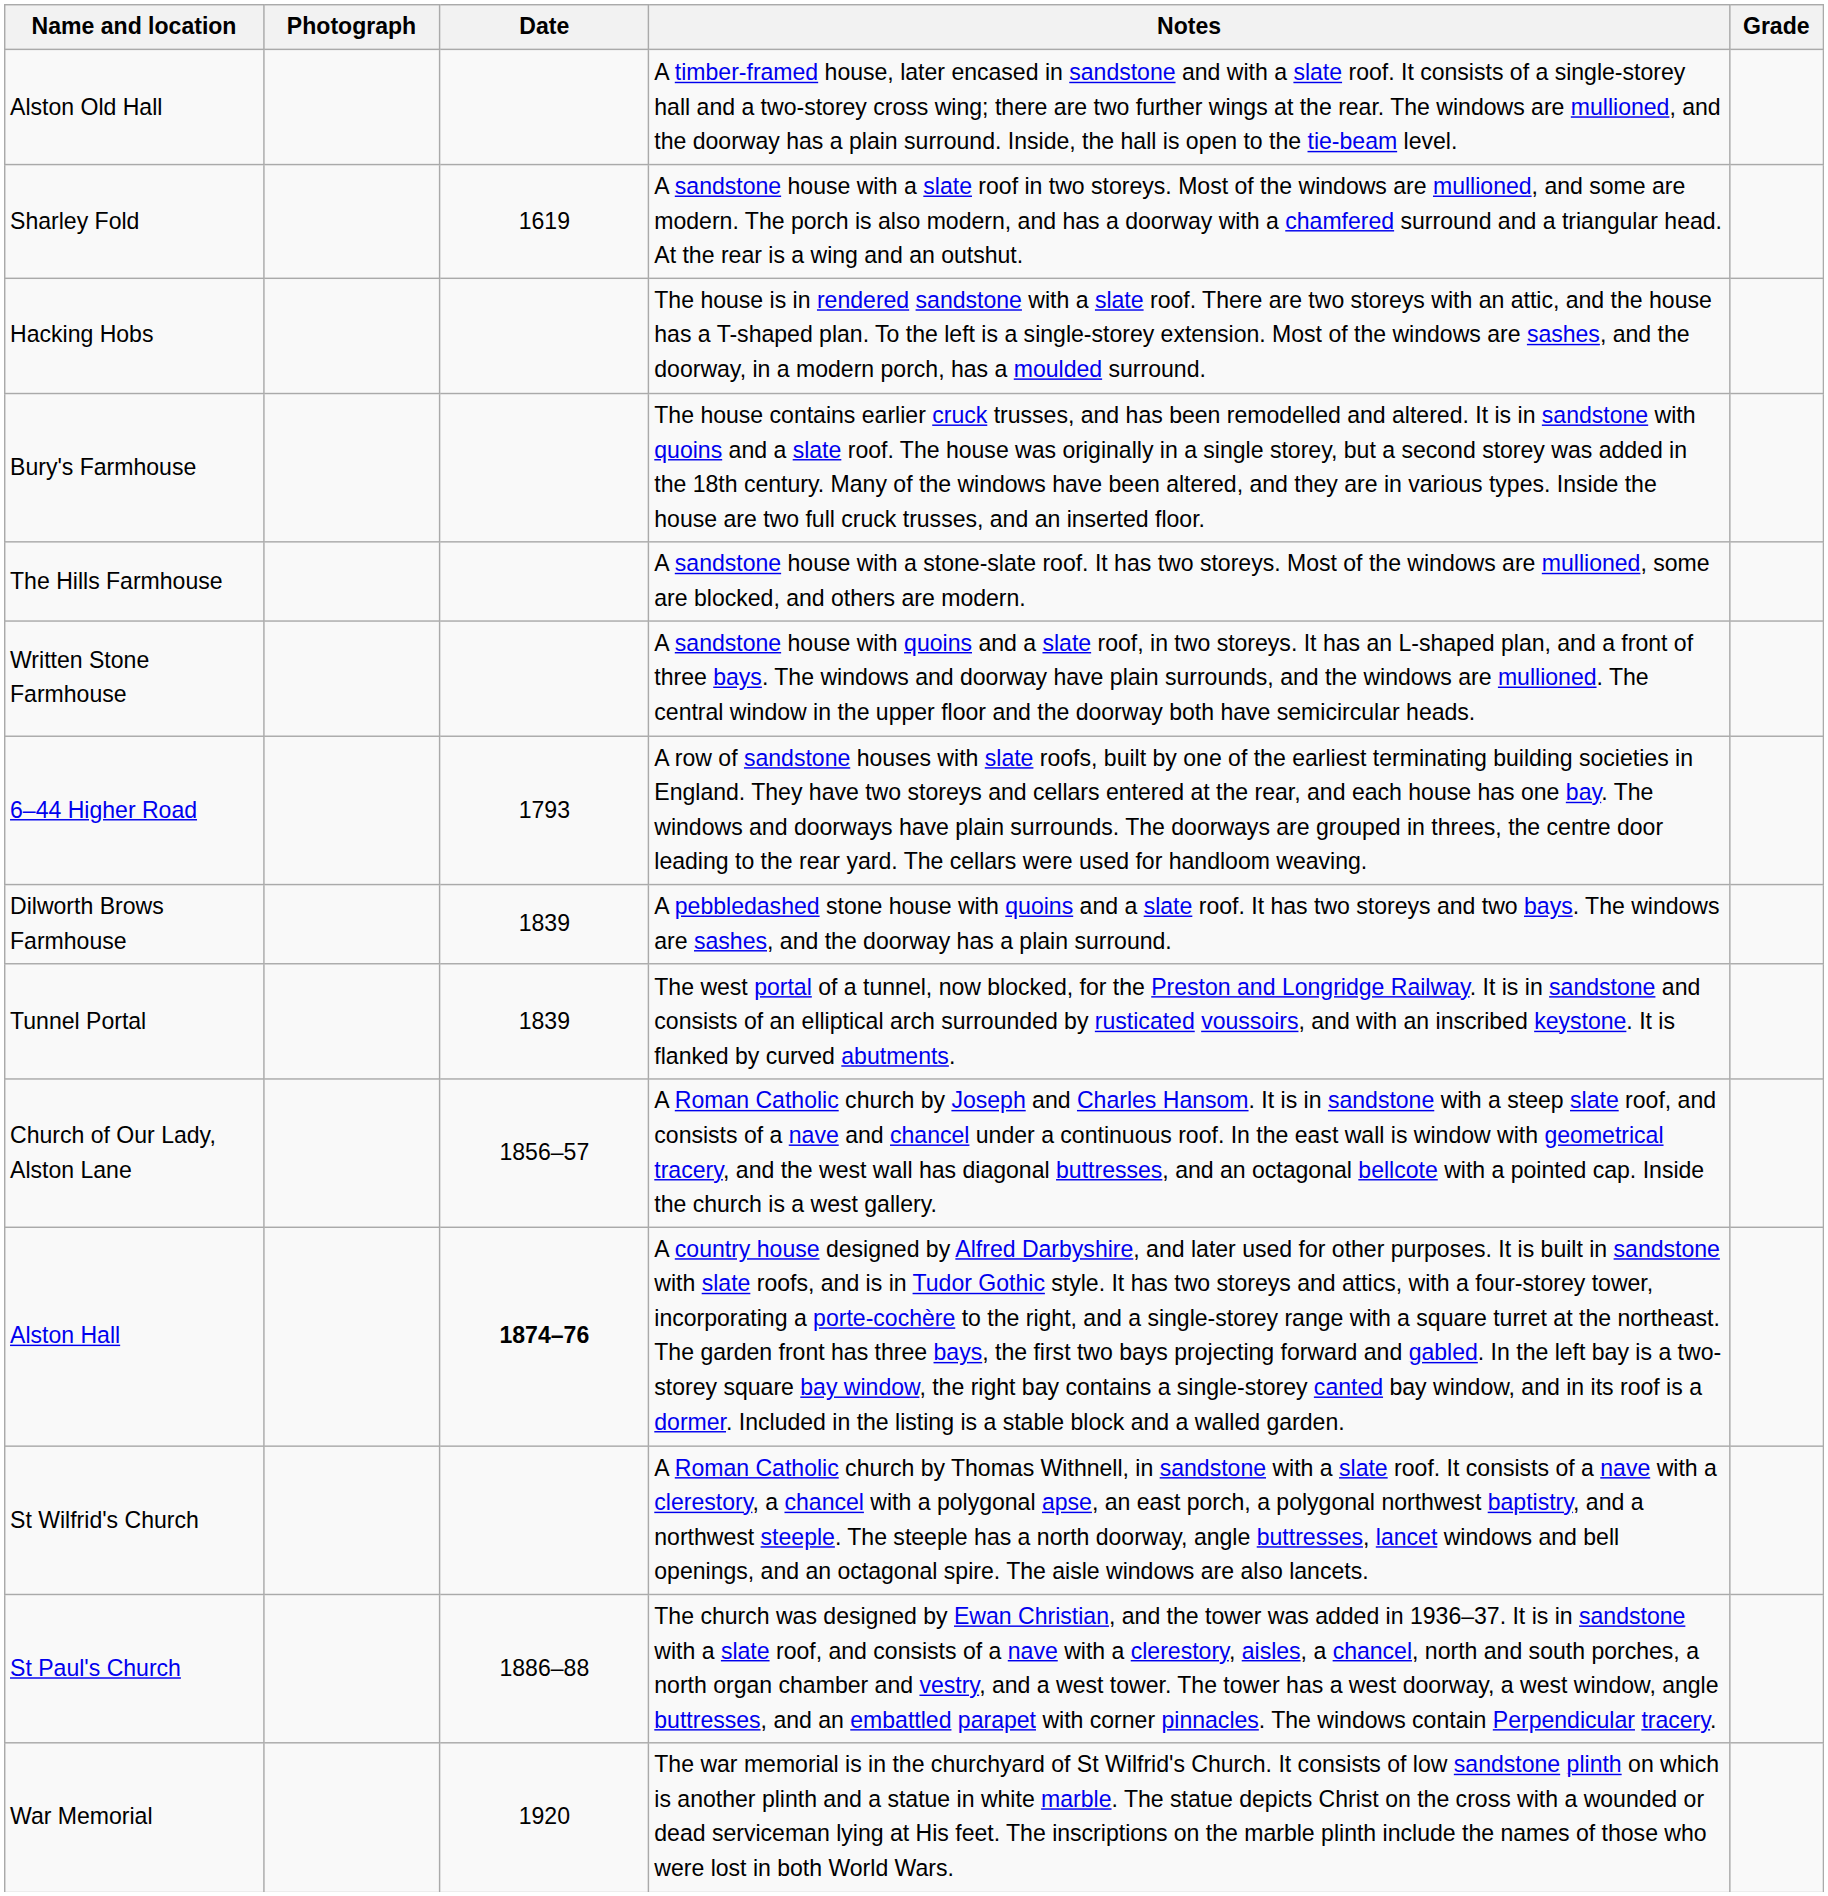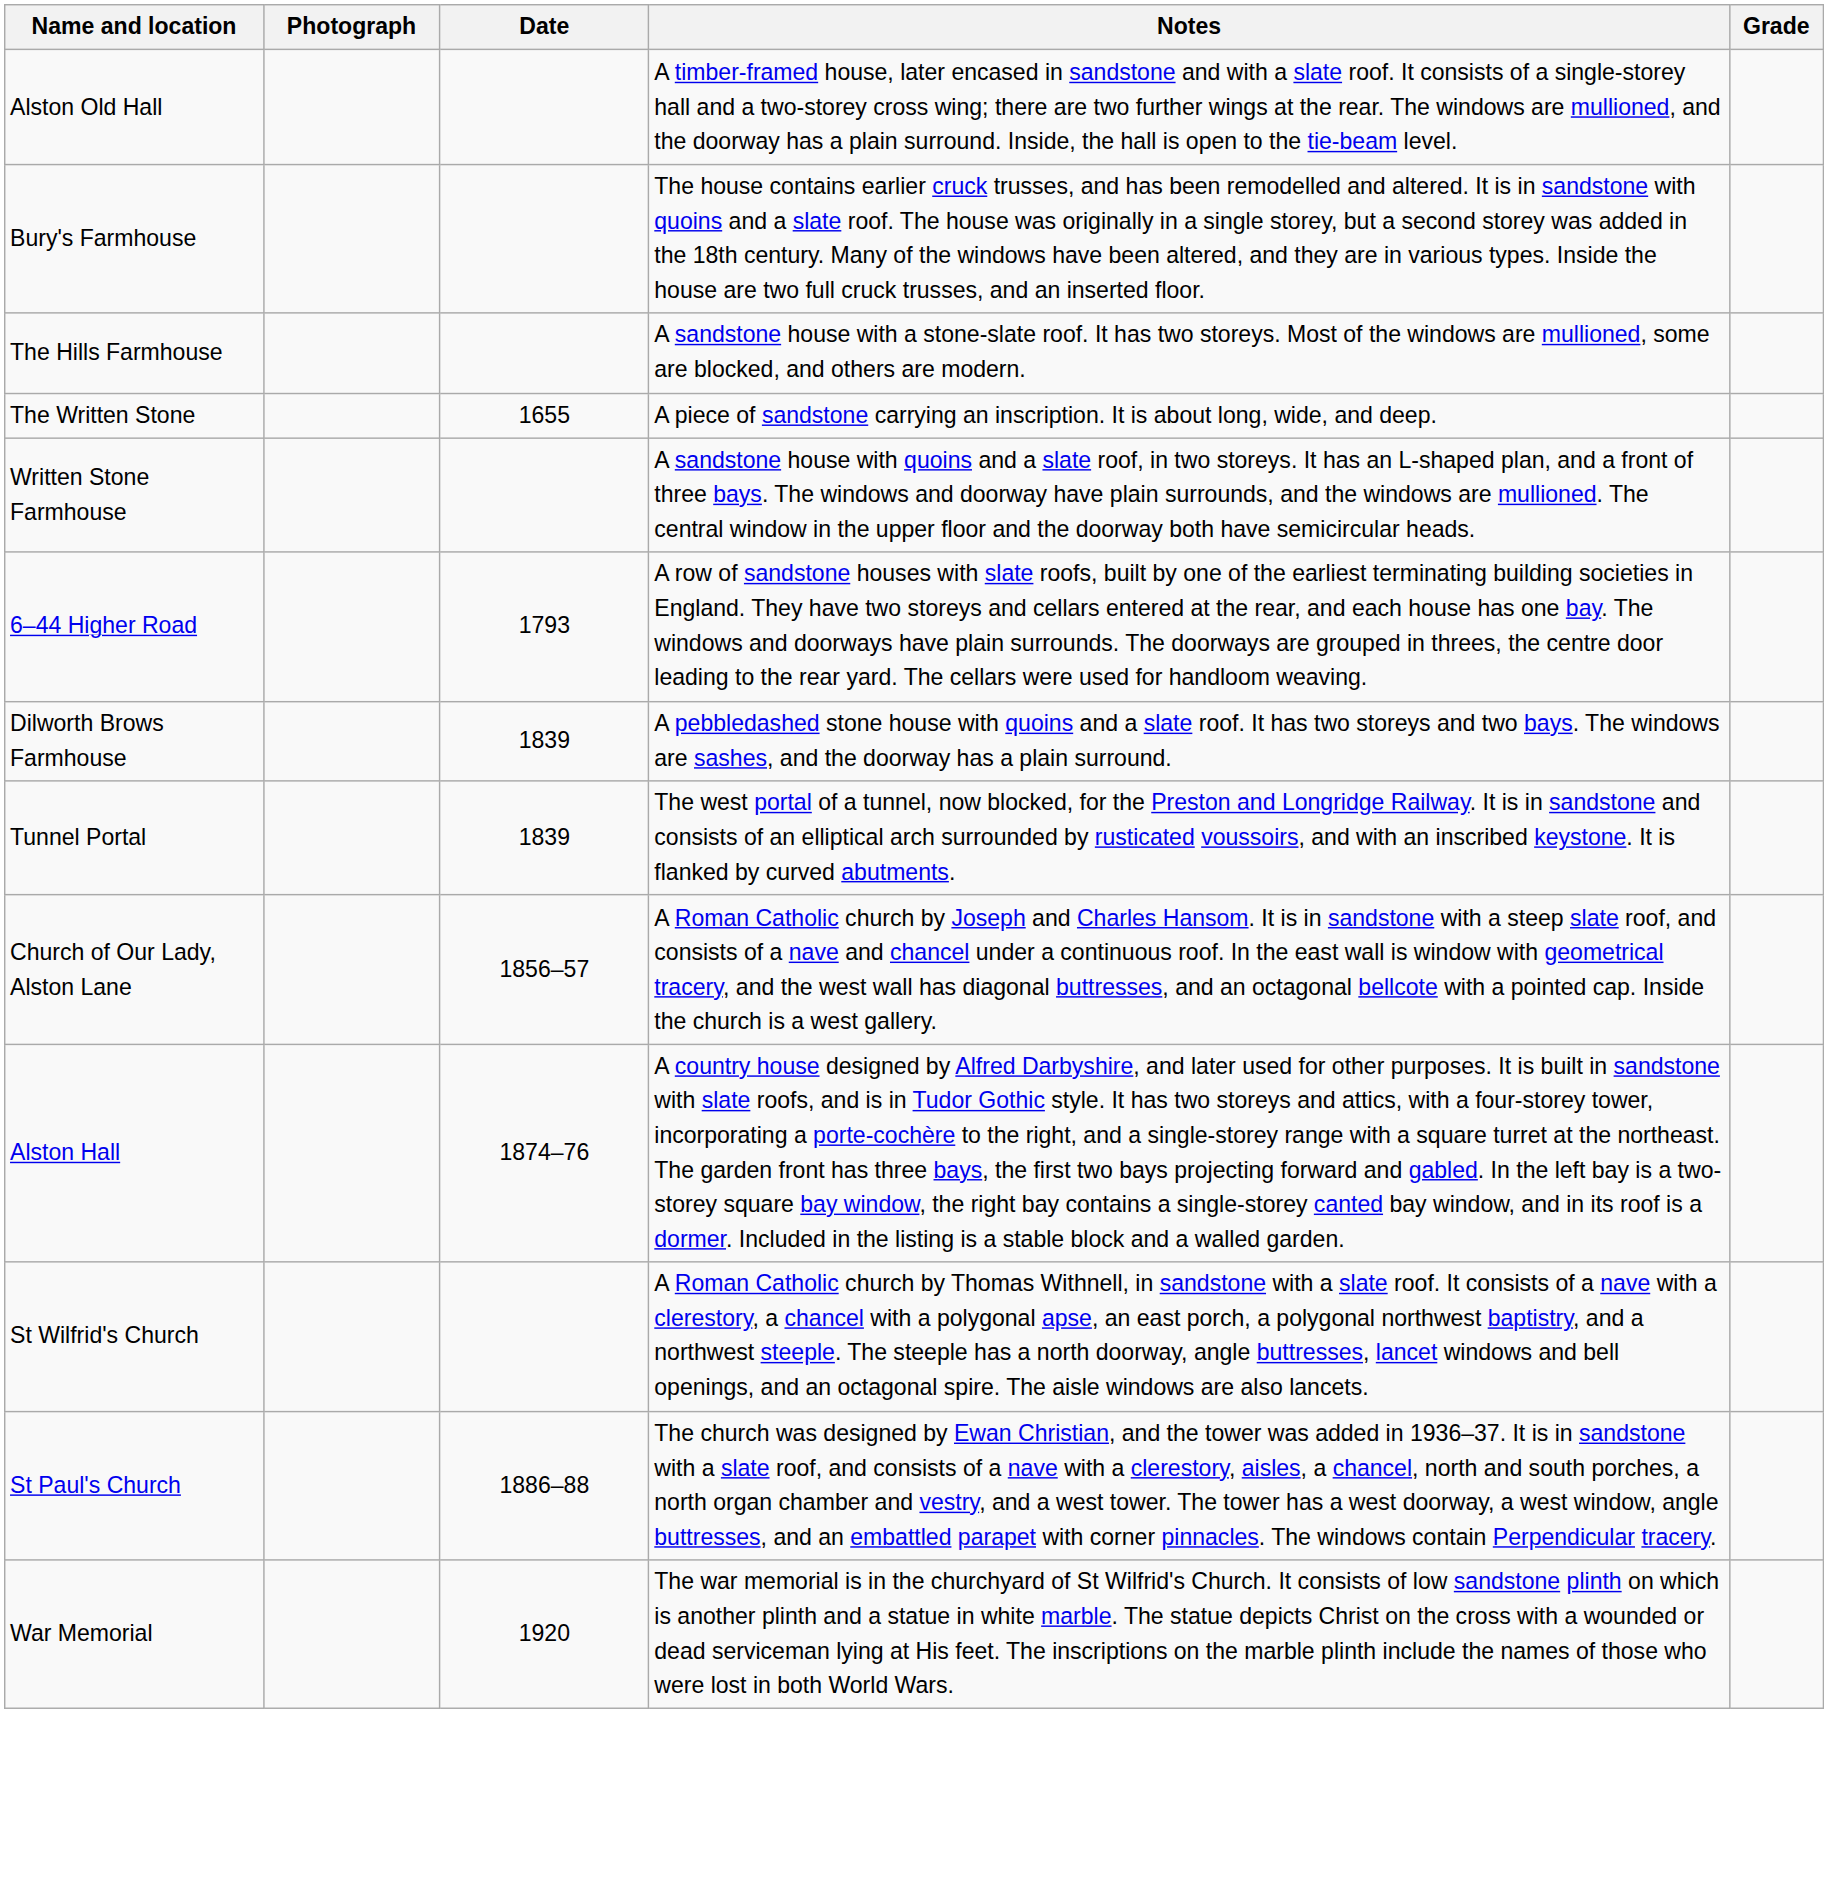- row: (75, 221)
- row: (82, 335)
+ row: (103, 415)
(544, 1336) bold -> (544, 1152) normal
